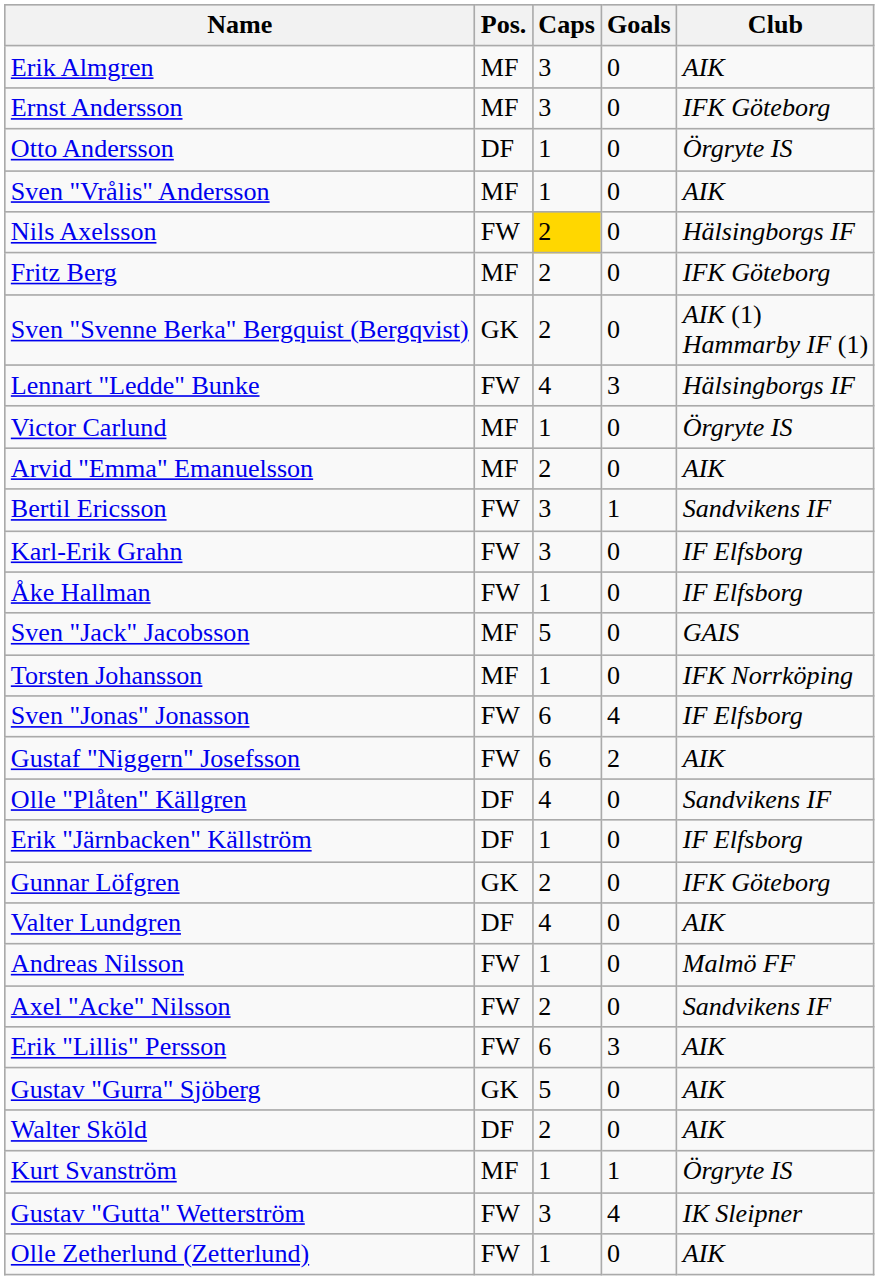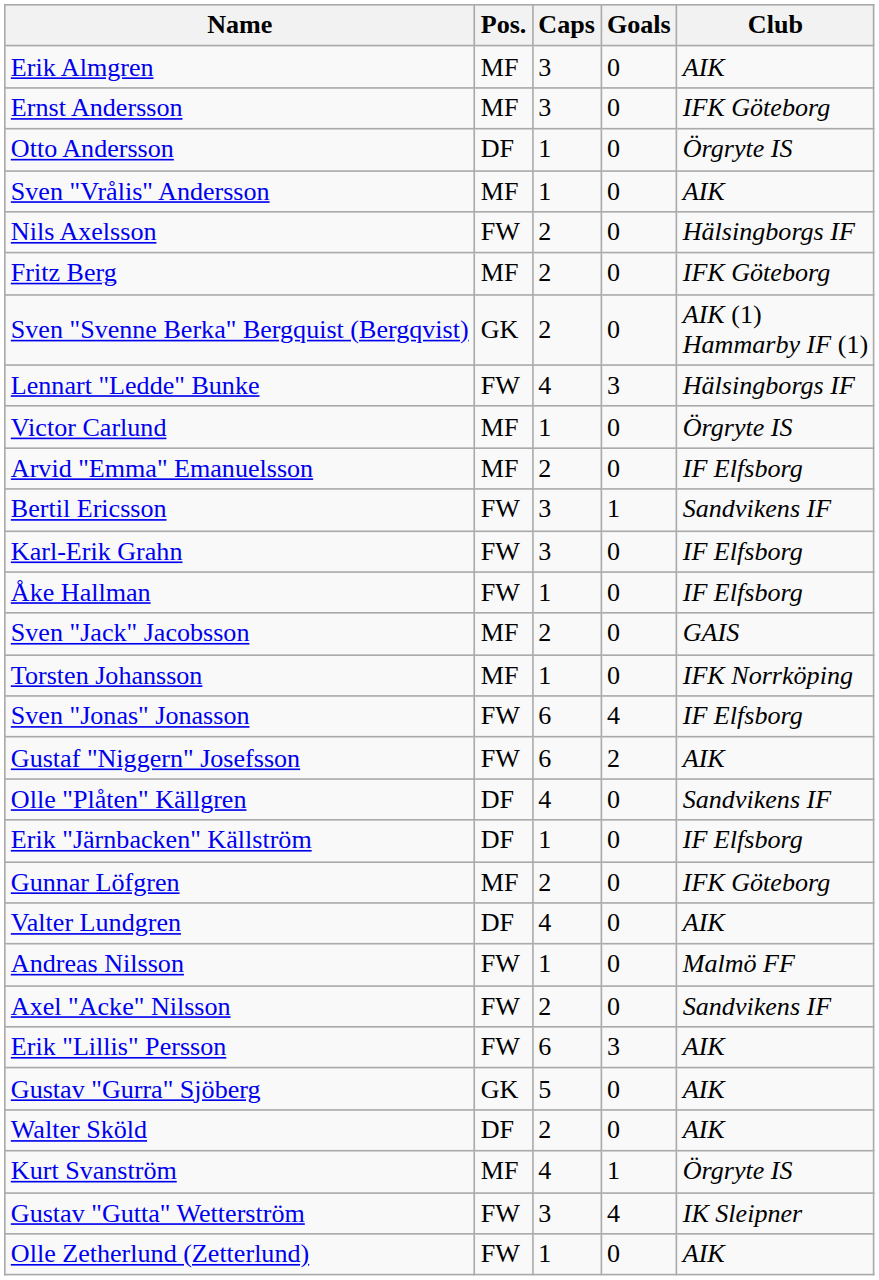(545, 231) gold background -> (545, 231) no background
(704, 468) AIK -> (743, 468) IF Elfsborg
(545, 633) 5 -> (545, 633) 2
(500, 881) GK -> (500, 881) MF
(545, 1171) 1 -> (545, 1171) 4
